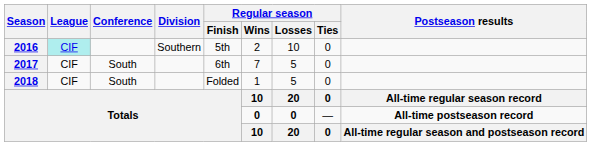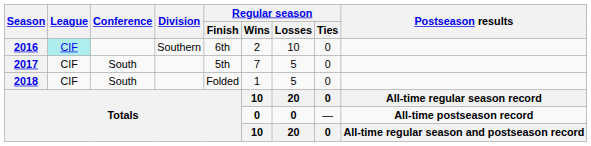(223, 47) 5th -> (223, 47) 6th
(223, 64) 6th -> (223, 64) 5th
